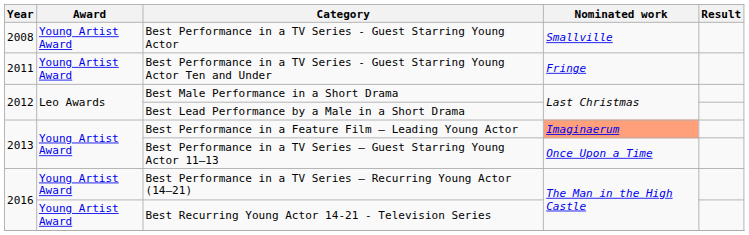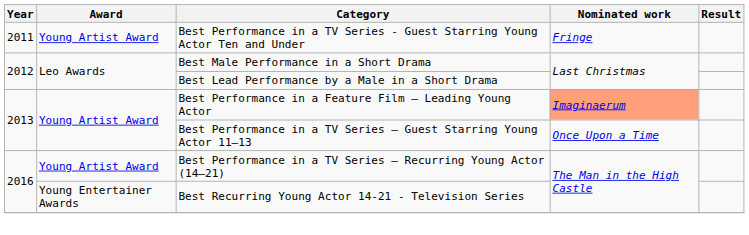- row: (325, 38)
(79, 215) Young Artist Award -> (95, 197) Young Entertainer Awards
